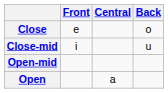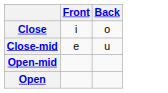- column: (113, 12)
(76, 29) e -> (76, 29) i
(76, 46) i -> (76, 46) e
